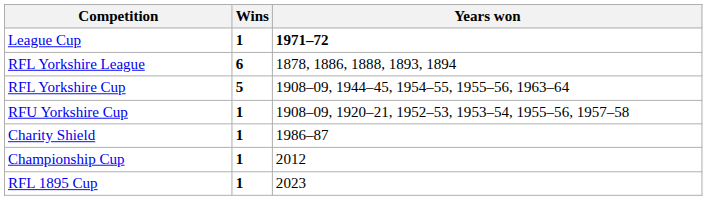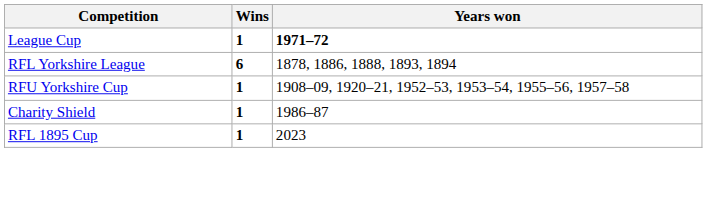- row: (67, 87)
- row: (66, 159)
